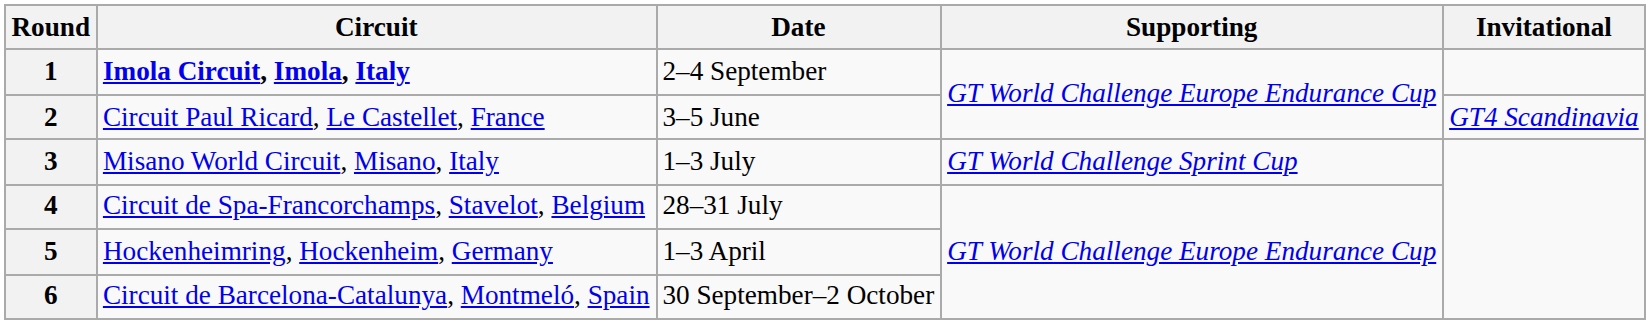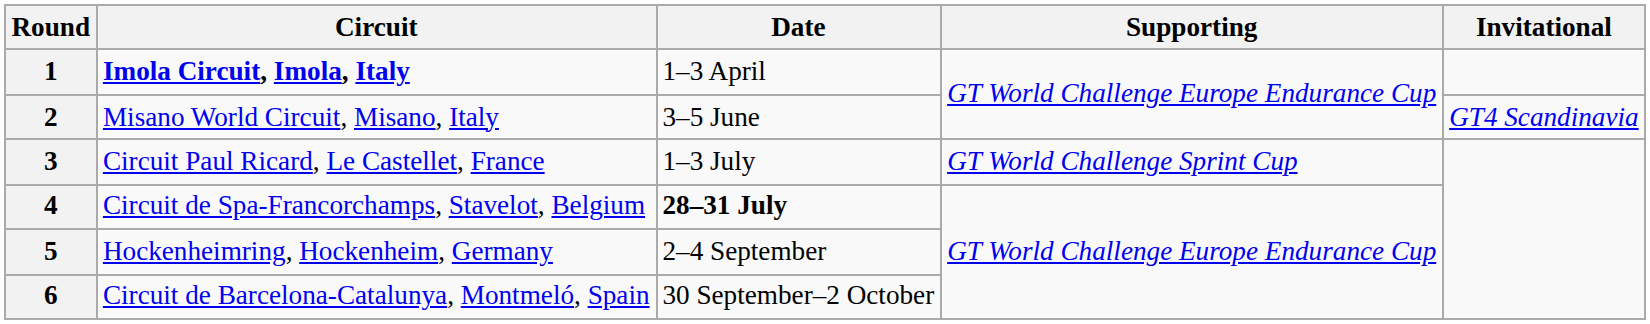(744, 71) 2–4 September -> (714, 71) 1–3 April
(324, 116) Circuit Paul Ricard, Le Castellet, France -> (301, 116) Misano World Circuit, Misano, Italy
(301, 161) Misano World Circuit, Misano, Italy -> (324, 161) Circuit Paul Ricard, Le Castellet, France
(722, 206) normal -> (725, 206) bold
(714, 250) 1–3 April -> (744, 250) 2–4 September
